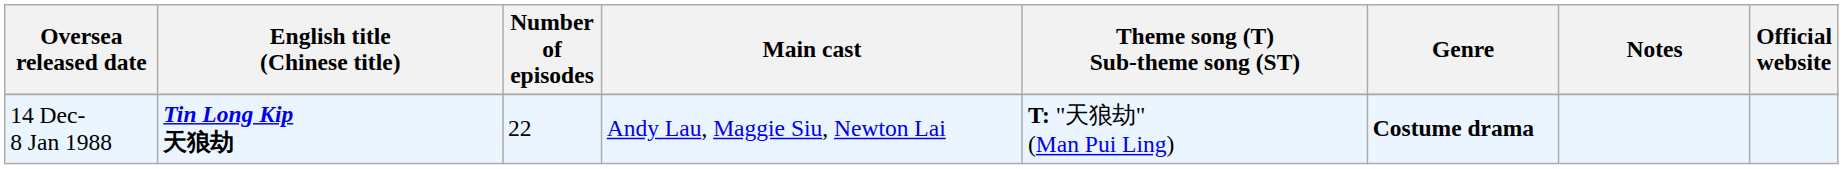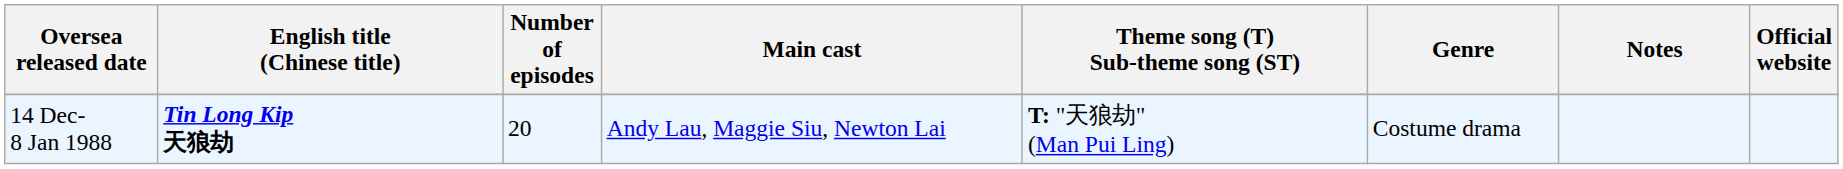(520, 128) 22 -> (520, 128) 20
(1453, 128) bold -> (1447, 128) normal
